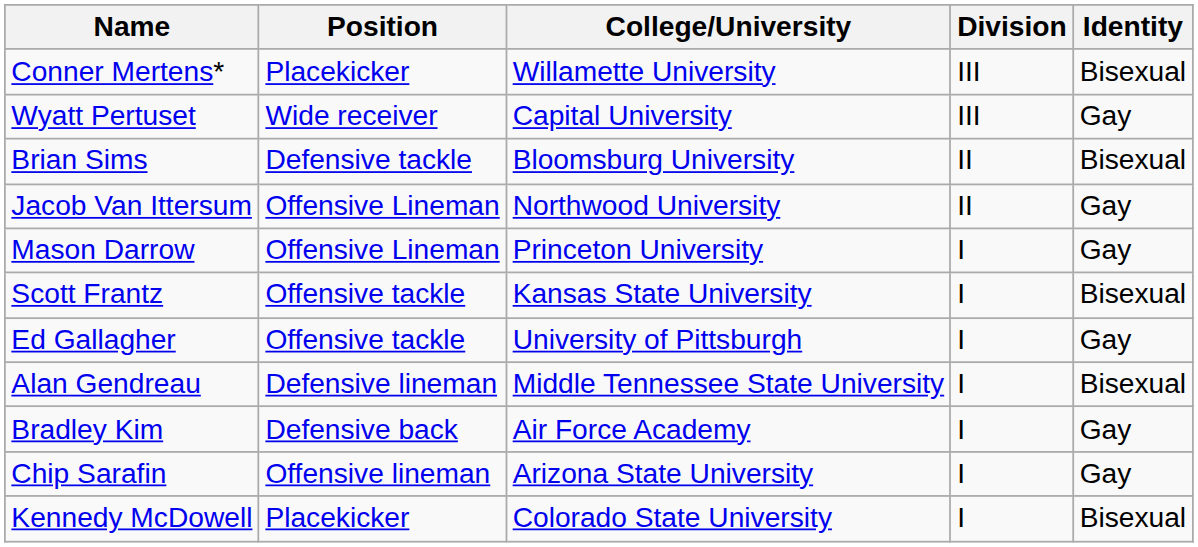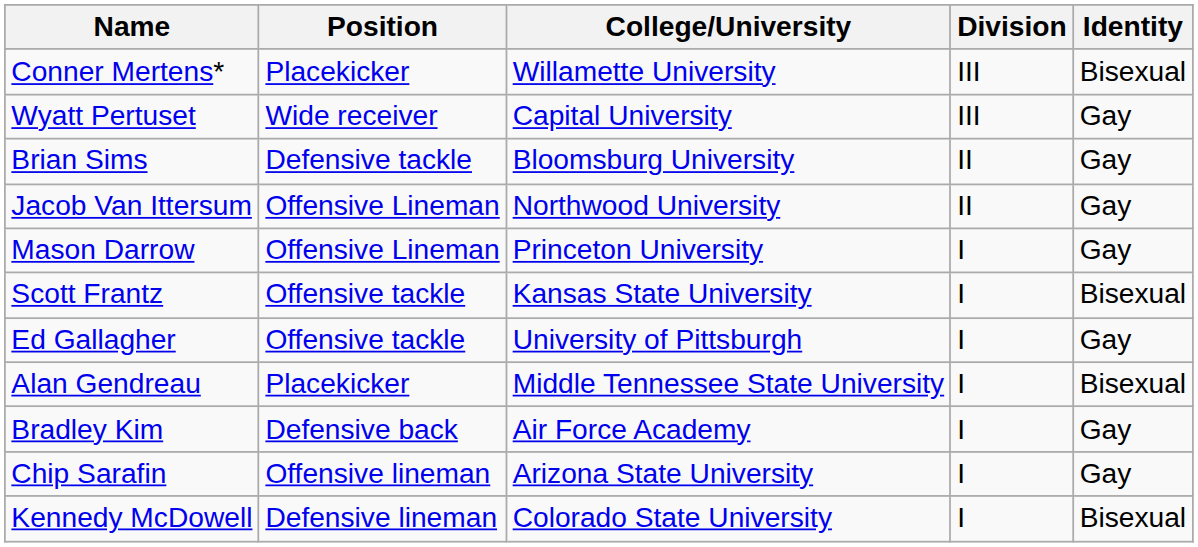(1133, 160) Bisexual -> (1105, 160) Gay
(381, 384) Defensive lineman -> (337, 384) Placekicker
(337, 518) Placekicker -> (381, 518) Defensive lineman
